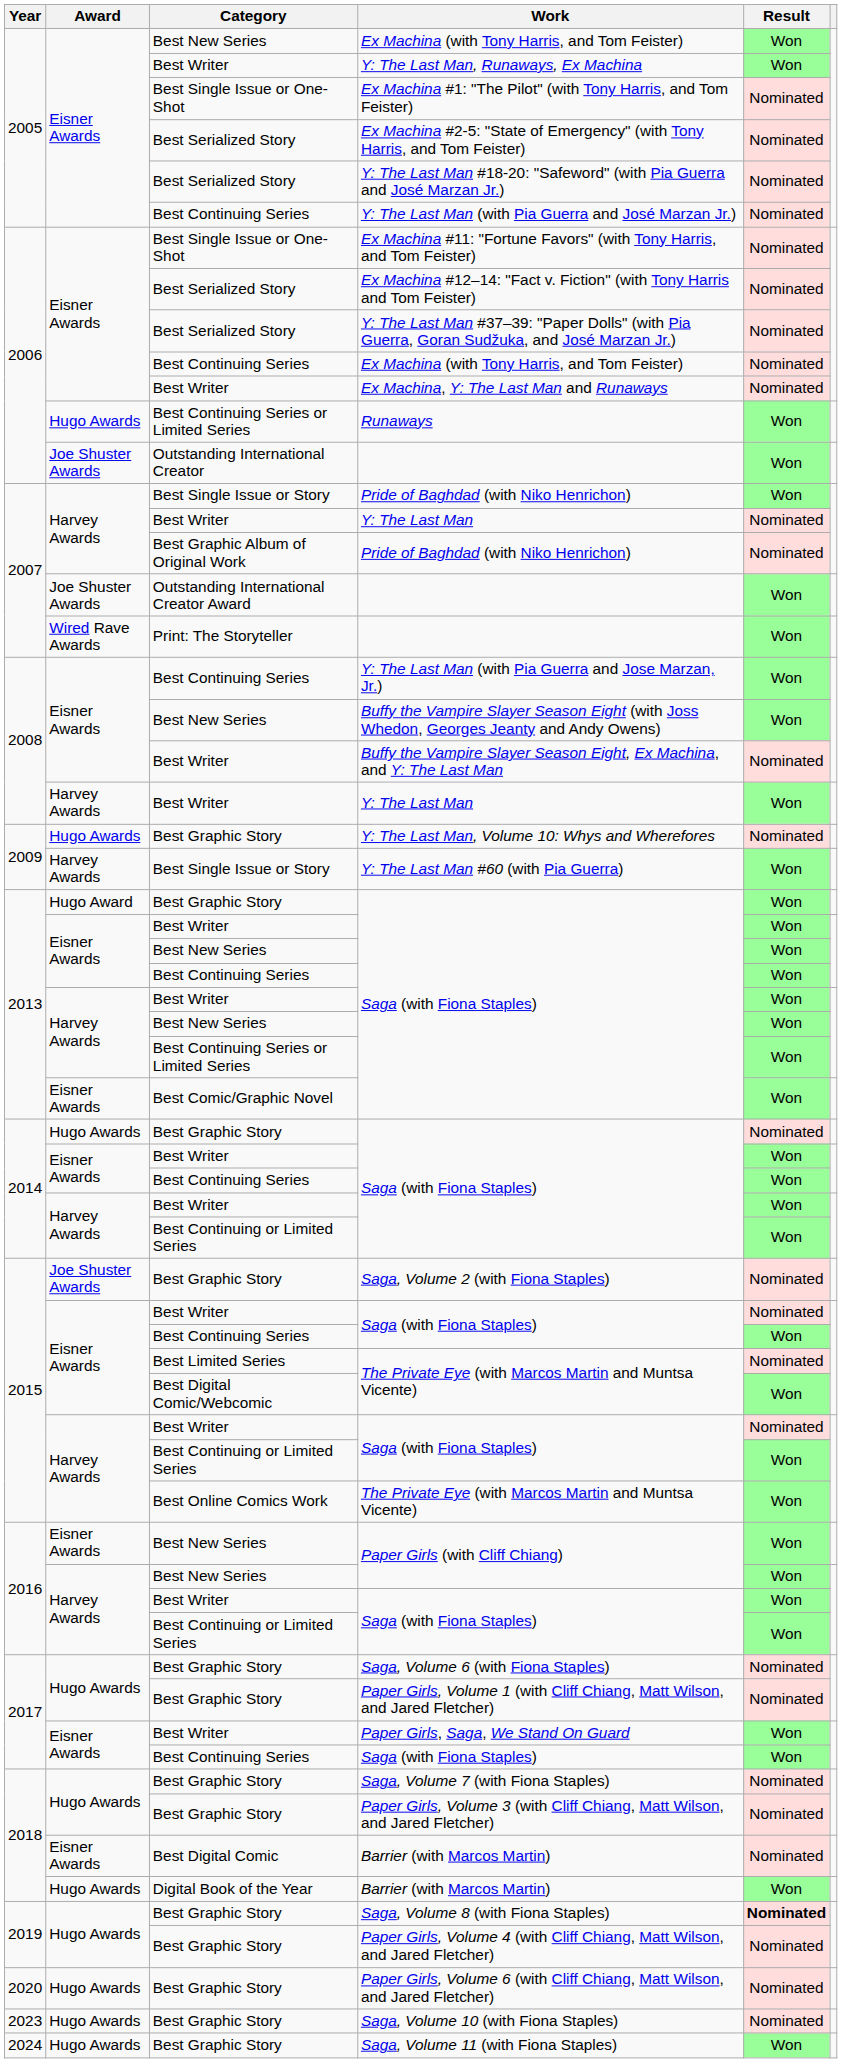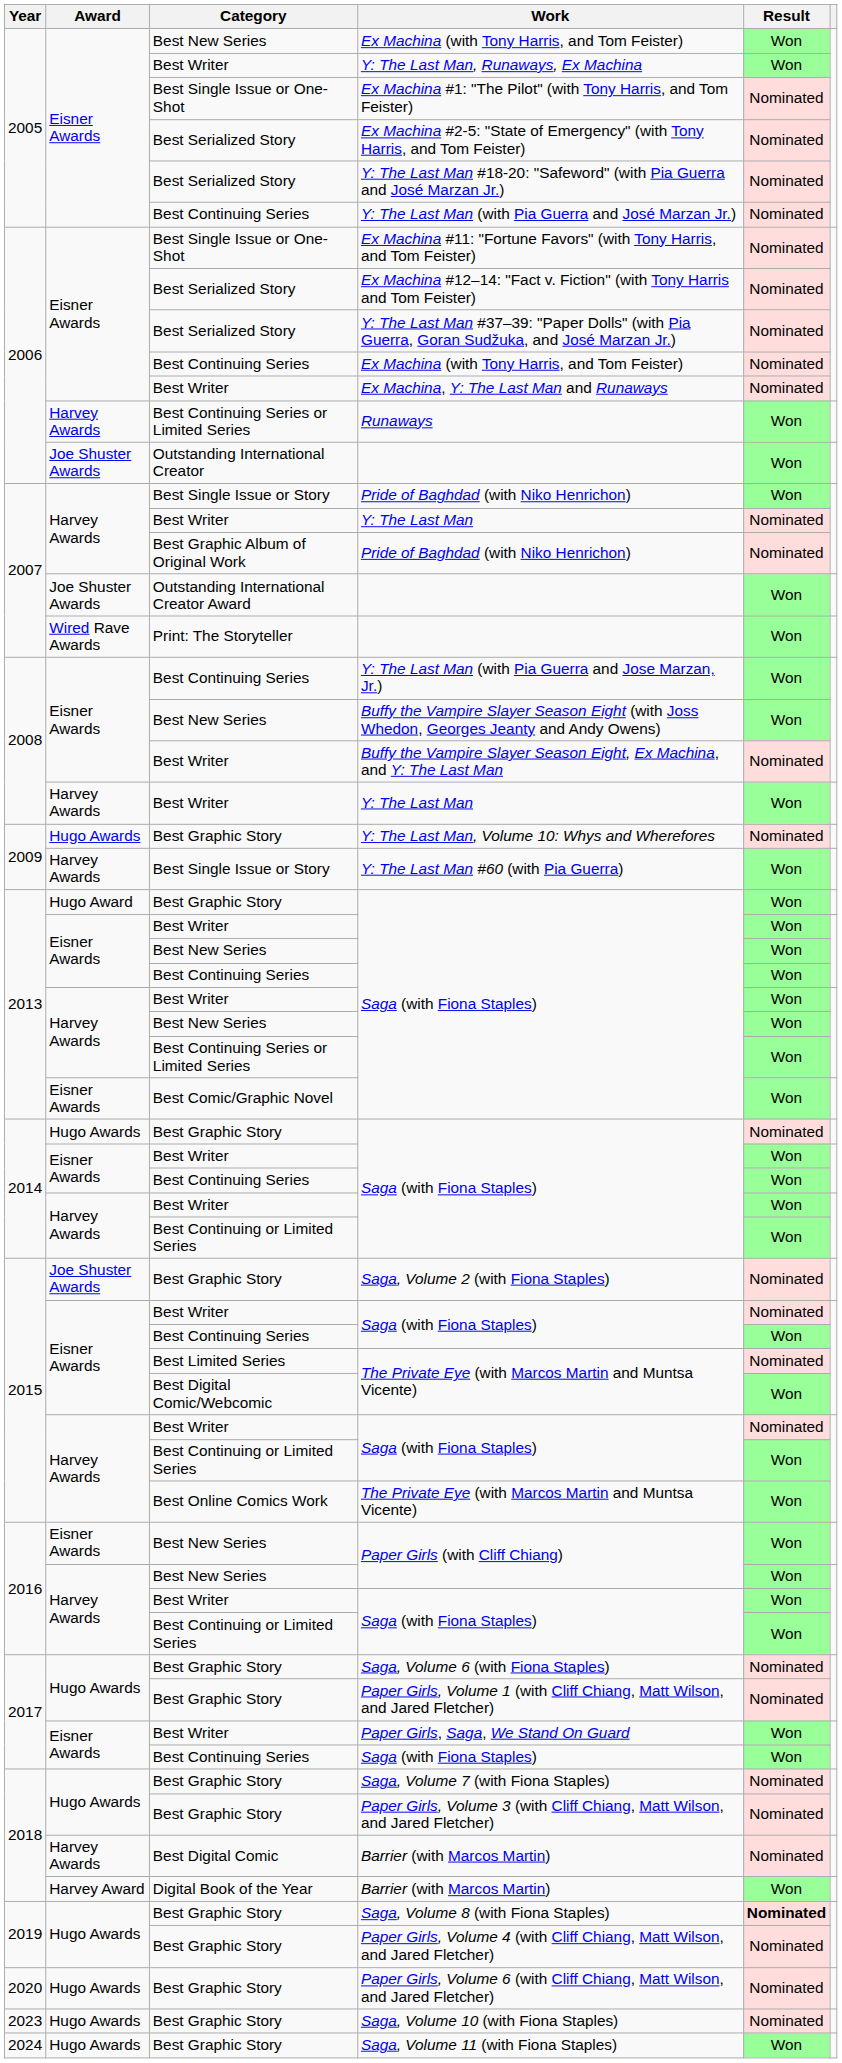(95, 421) Hugo Awards -> (75, 421) Harvey Awards
(75, 1856) Eisner Awards -> (75, 1856) Harvey Awards
(95, 1889) Hugo Awards -> (97, 1889) Harvey Award
